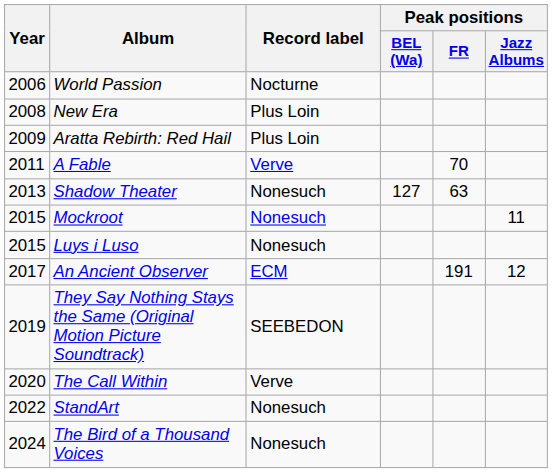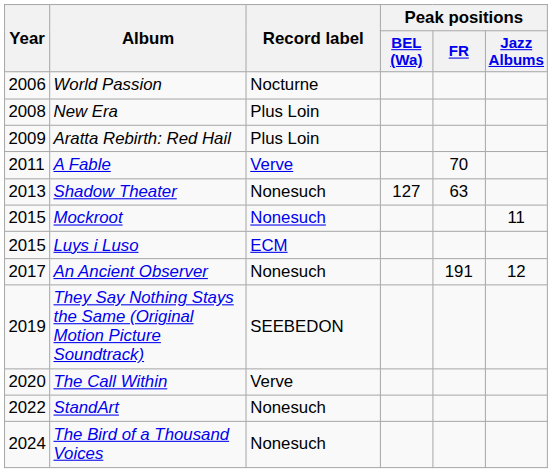(288, 245) Nonesuch -> (269, 245) ECM
(269, 271) ECM -> (288, 271) Nonesuch
